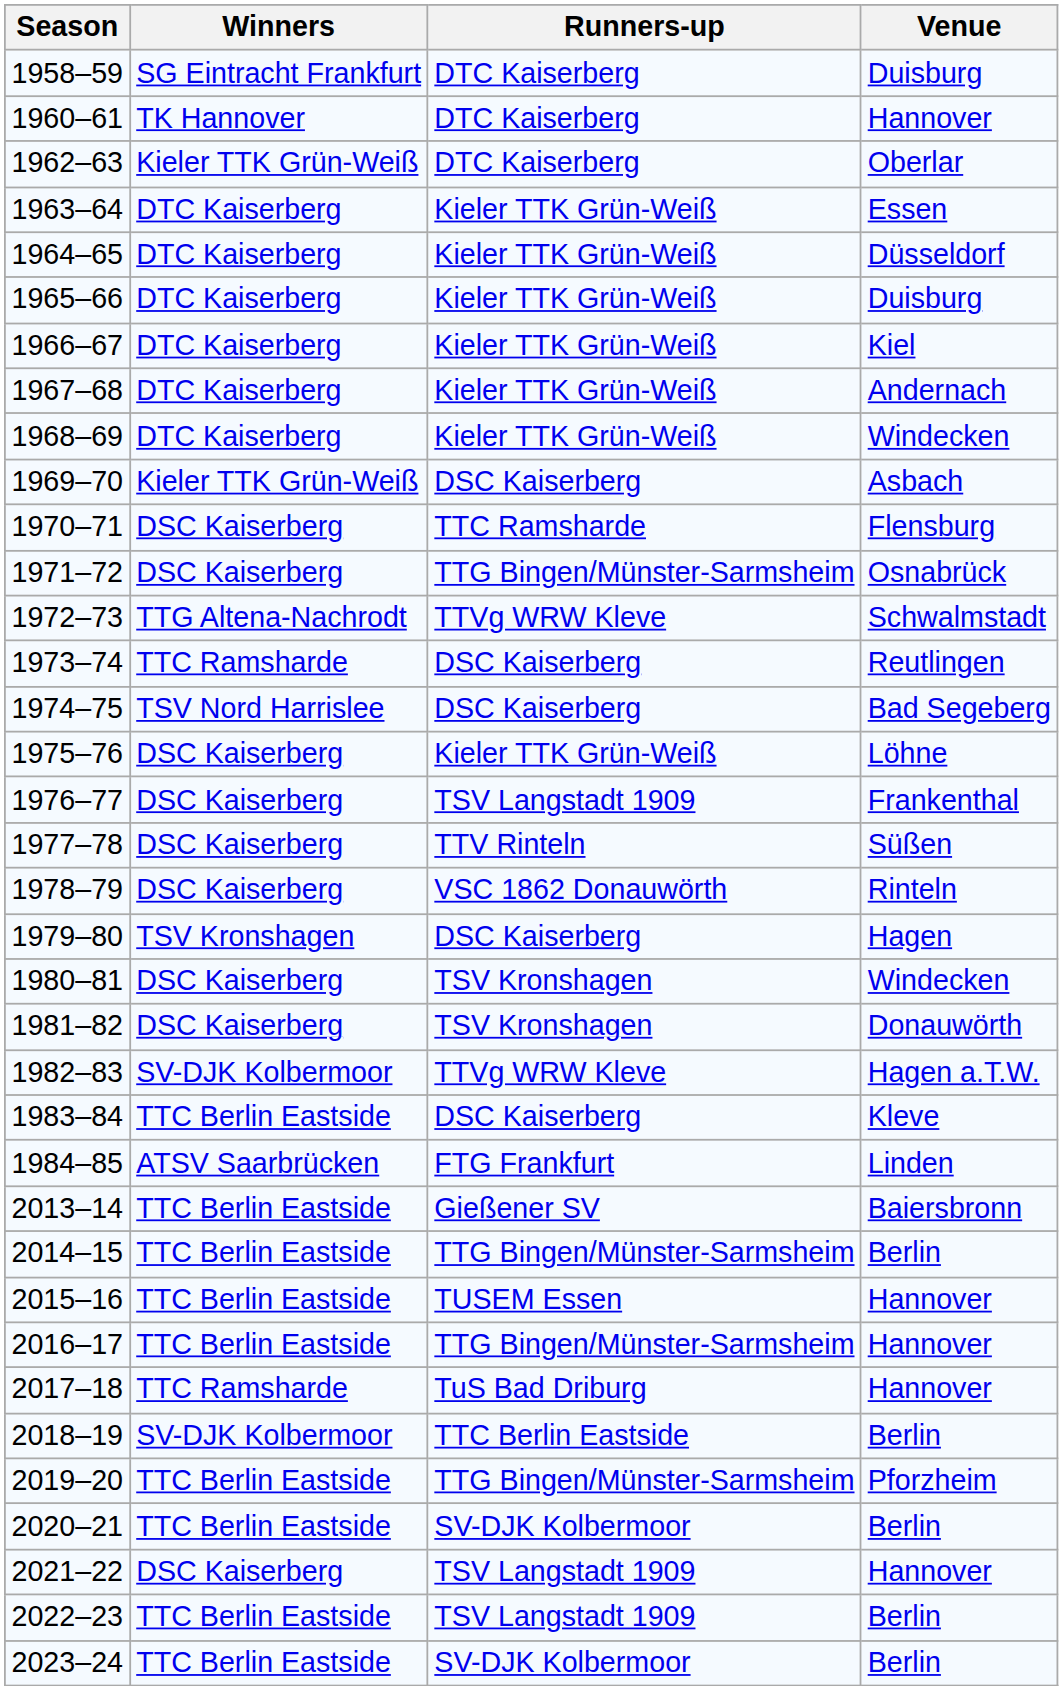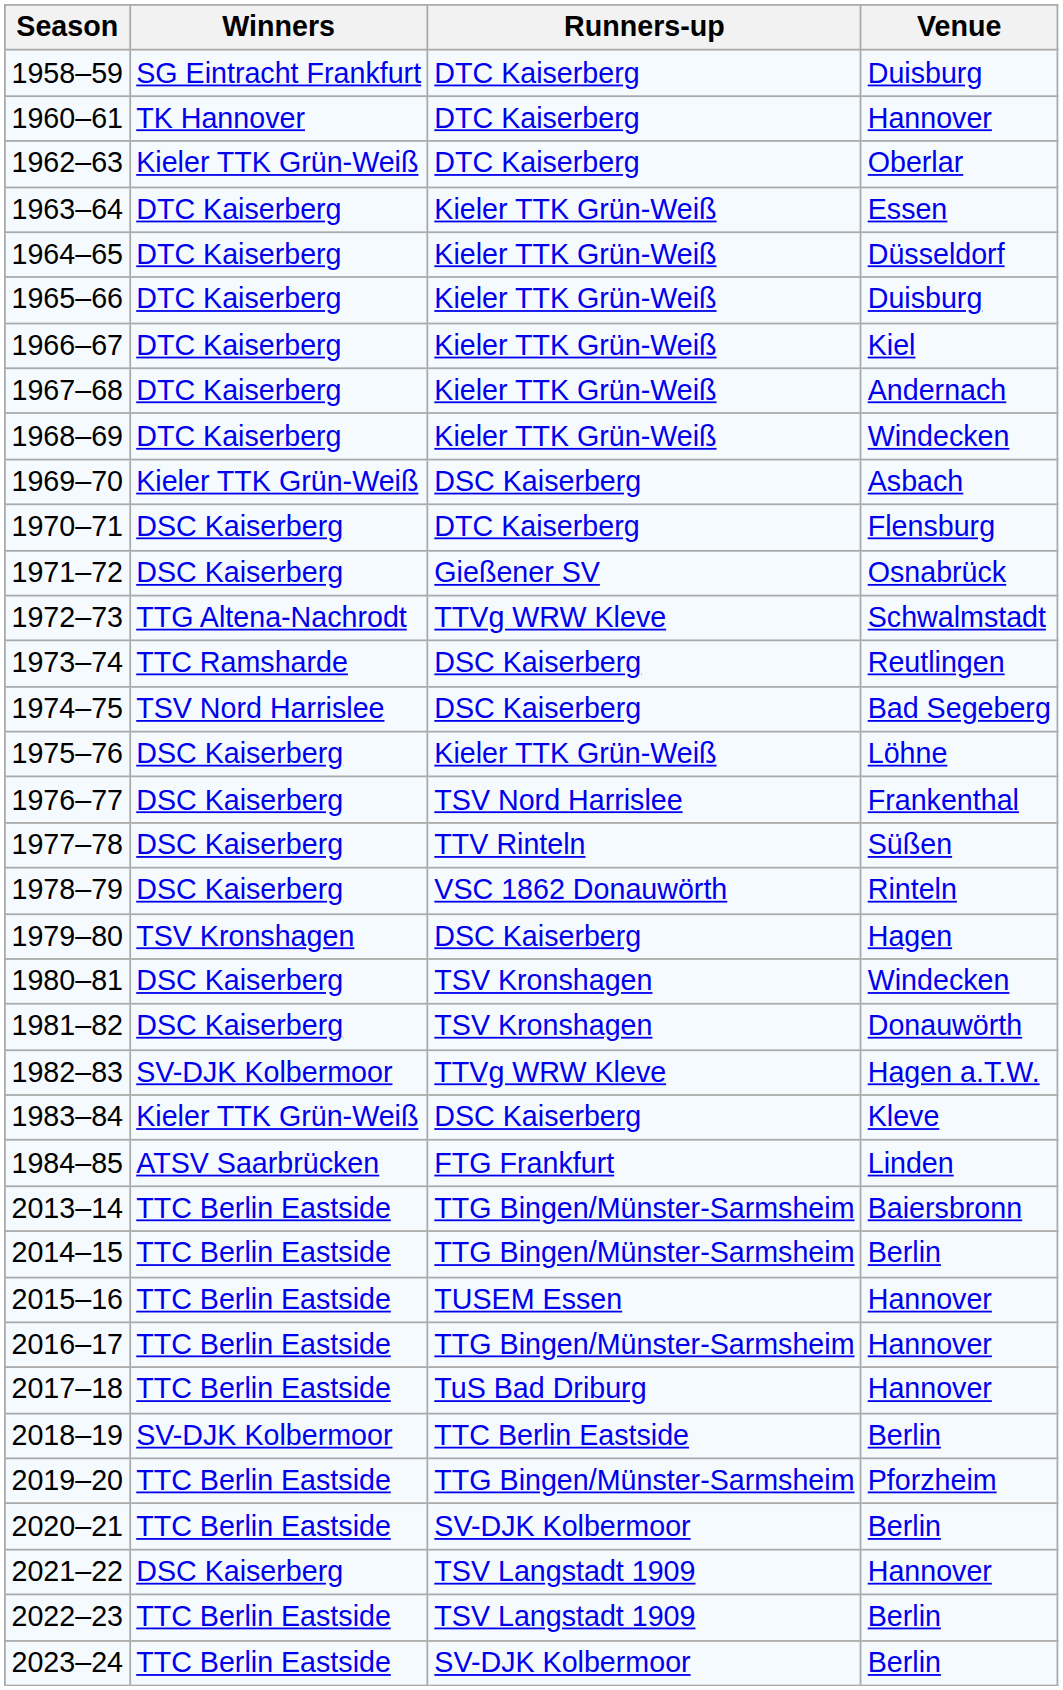(540, 526) TTC Ramsharde -> (537, 526) DTC Kaiserberg
(644, 572) TTG Bingen/Münster-Sarmsheim -> (517, 572) Gießener SV
(565, 799) TSV Langstadt 1909 -> (558, 799) TSV Nord Harrislee
(264, 1117) TTC Berlin Eastside -> (277, 1117) Kieler TTK Grün-Weiß
(517, 1208) Gießener SV -> (644, 1208) TTG Bingen/Münster-Sarmsheim
(242, 1389) TTC Ramsharde -> (264, 1389) TTC Berlin Eastside
